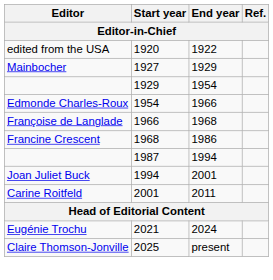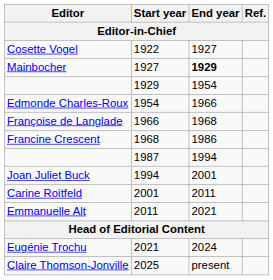- row: (58, 49)
+ row: (42, 49)
(204, 67) normal -> (204, 67) bold
+ row: (46, 211)
